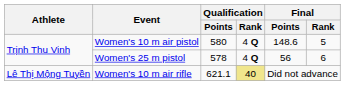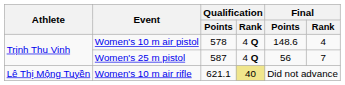(219, 43) 580 -> (219, 43) 578
(323, 43) 5 -> (323, 43) 4
(219, 58) 578 -> (219, 58) 587
(323, 58) 6 -> (323, 58) 7
